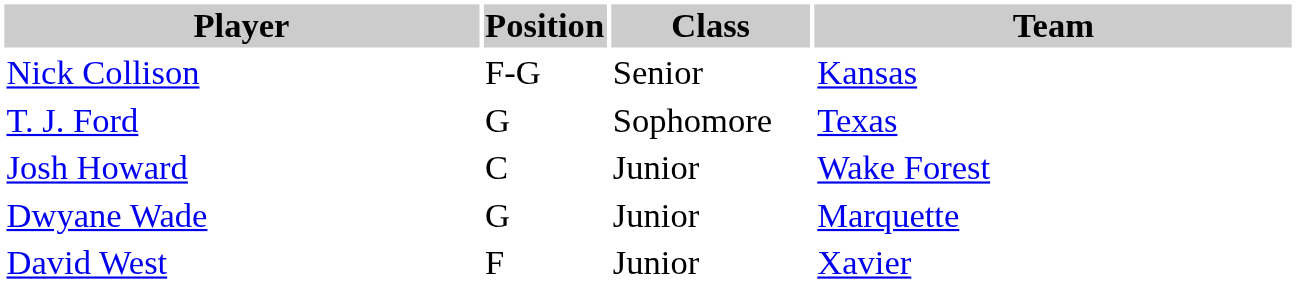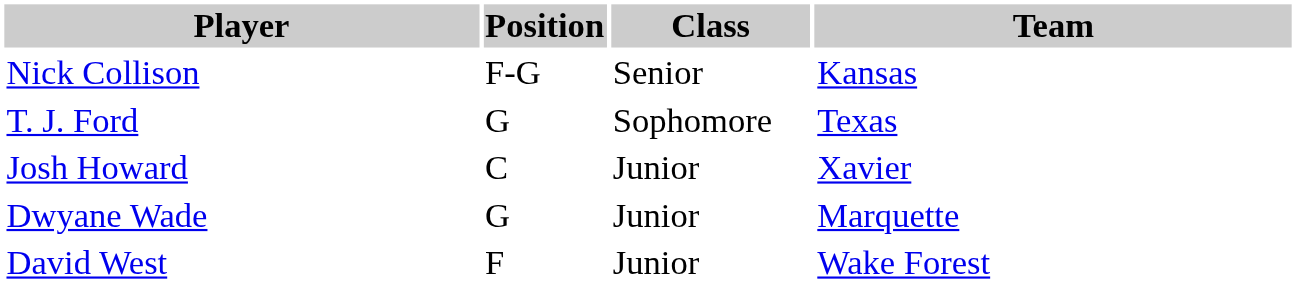(904, 167) Wake Forest -> (864, 167) Xavier
(864, 262) Xavier -> (904, 262) Wake Forest
